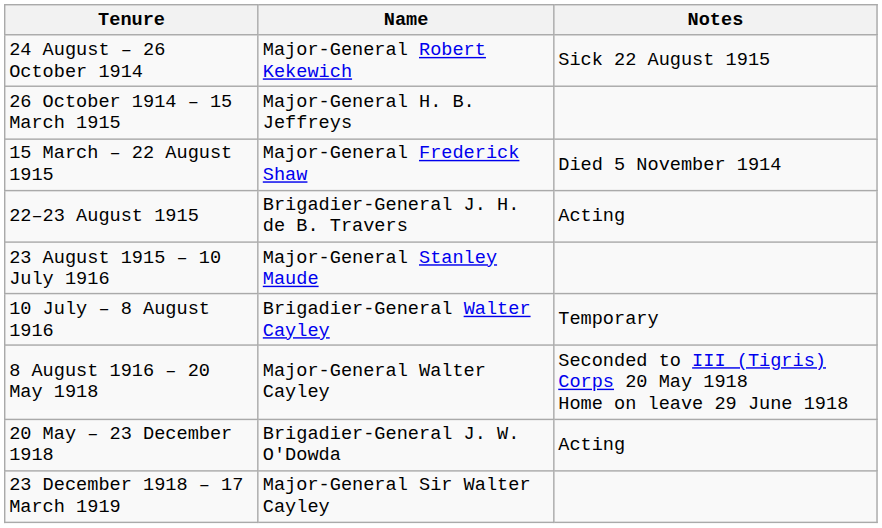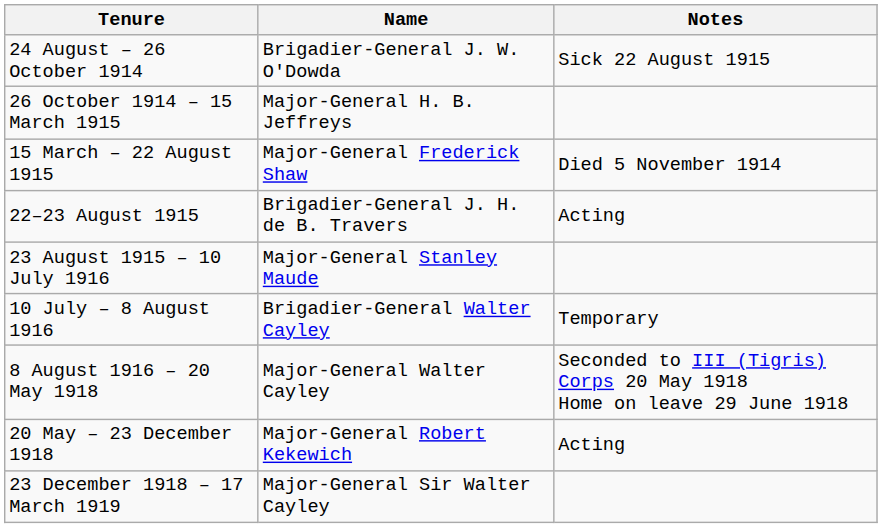(374, 61) Major-General Robert Kekewich -> (391, 61) Brigadier-General J. W. O'Dowda
(391, 445) Brigadier-General J. W. O'Dowda -> (374, 445) Major-General Robert Kekewich
